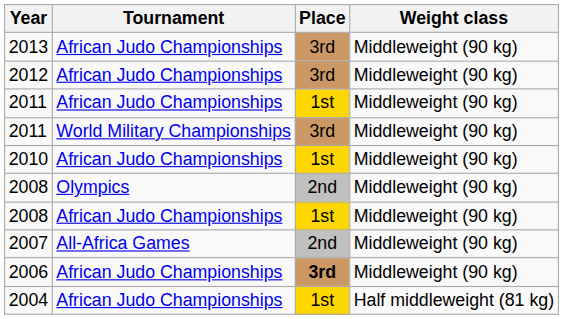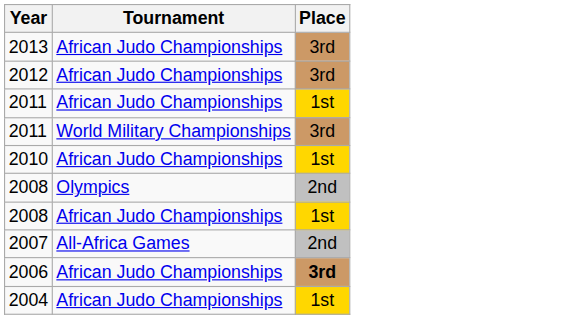- column: (454, 18)
